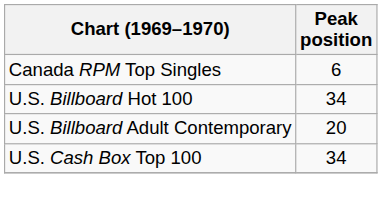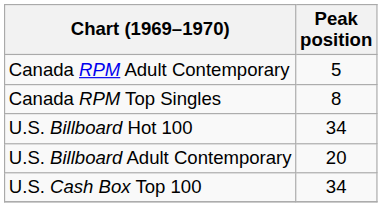+ row: (149, 69)
(336, 69) 6 -> (336, 98) 8
